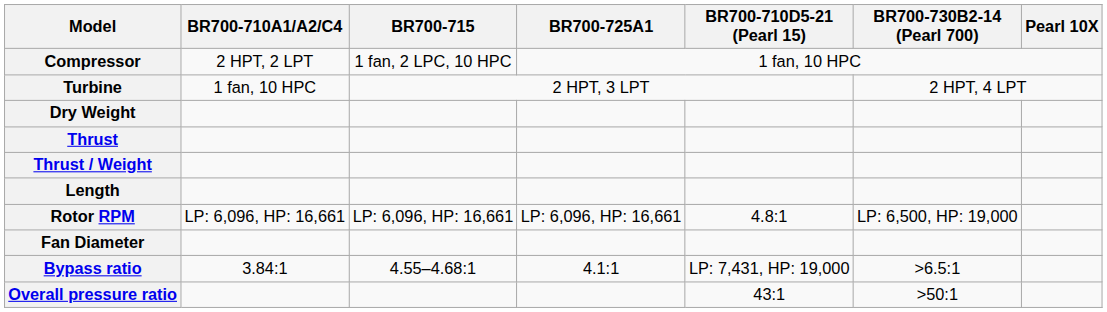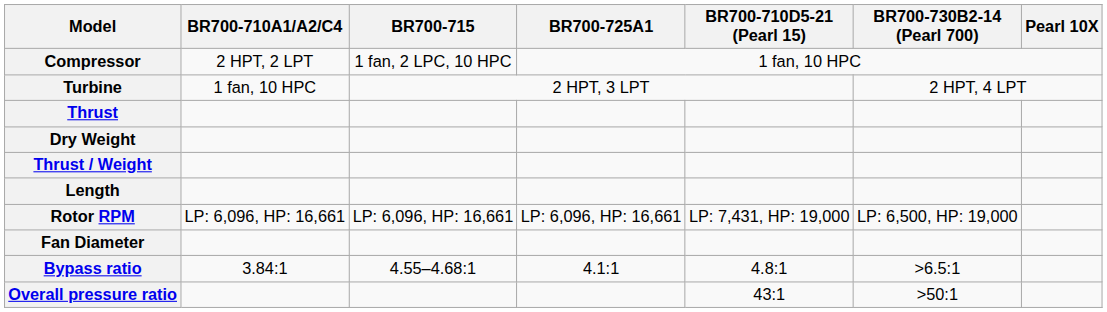rows swapped: (93, 139) <-> (93, 113)
(769, 216) 4.8:1 -> (769, 216) LP: 7,431, HP: 19,000
(769, 268) LP: 7,431, HP: 19,000 -> (769, 268) 4.8:1
